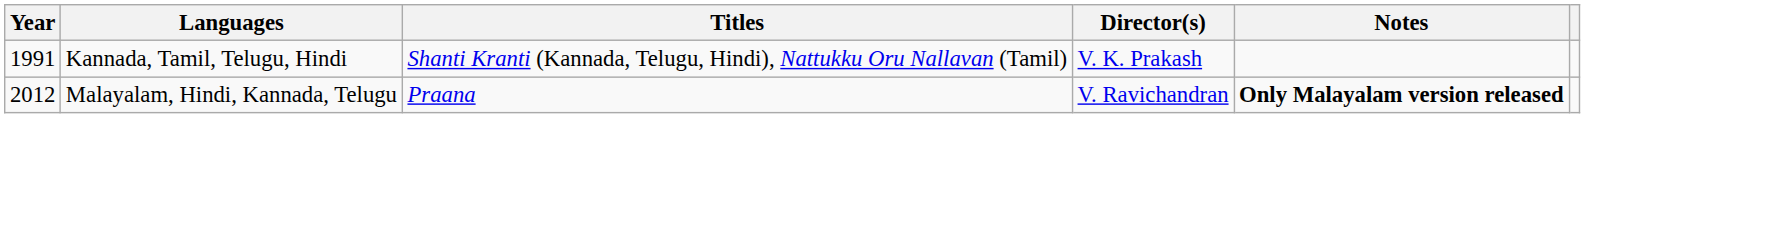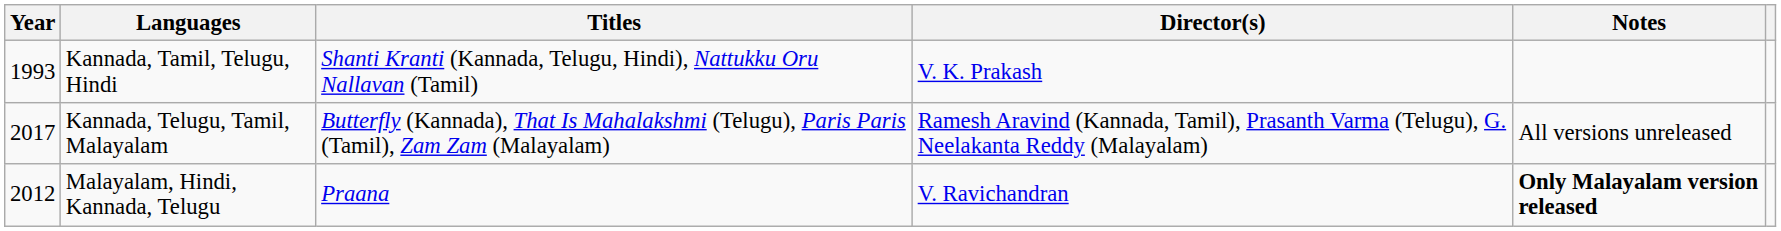(33, 58) 1991 -> (33, 71) 1993
+ row: (178, 132)
